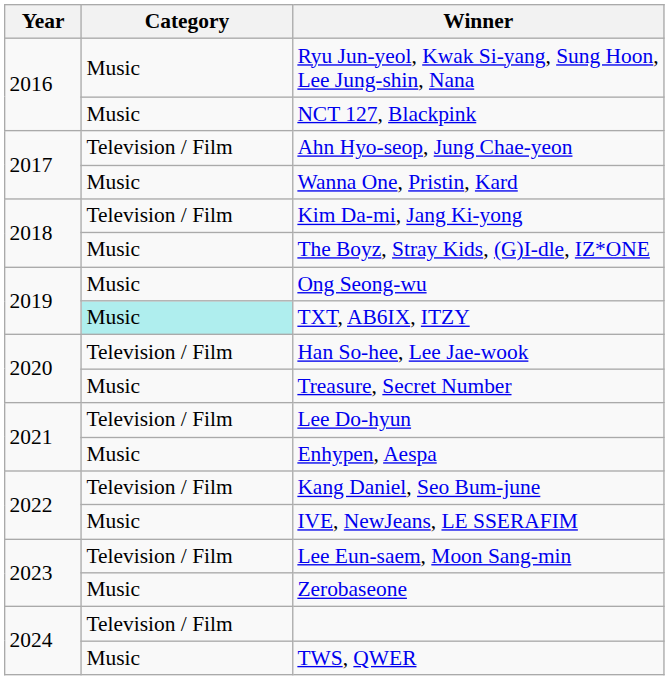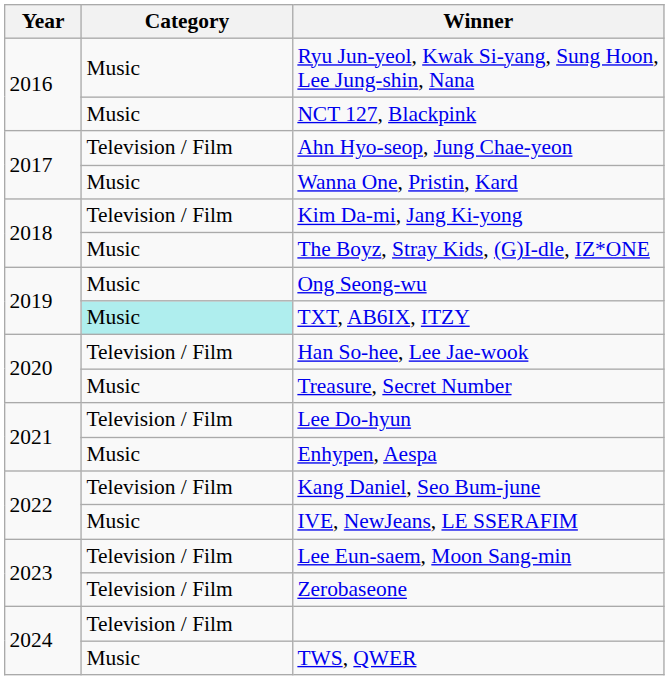(113, 589) Music -> (160, 589) Television / Film
